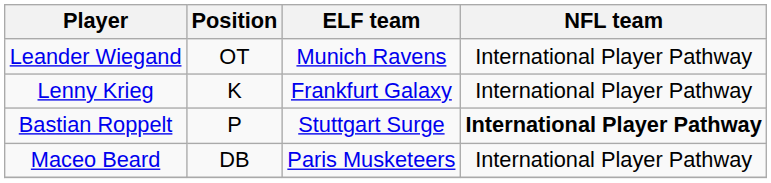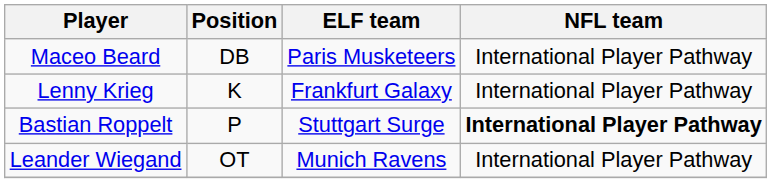rows swapped: (96, 56) <-> (96, 159)
